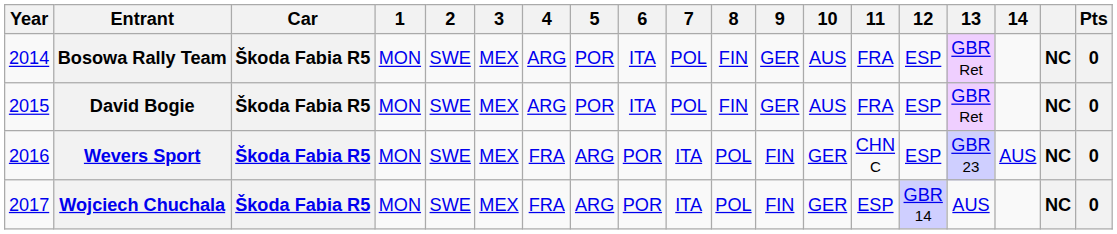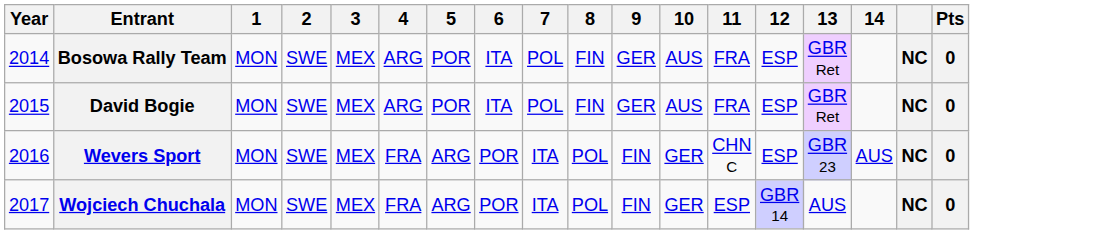- column: (303, 19)
